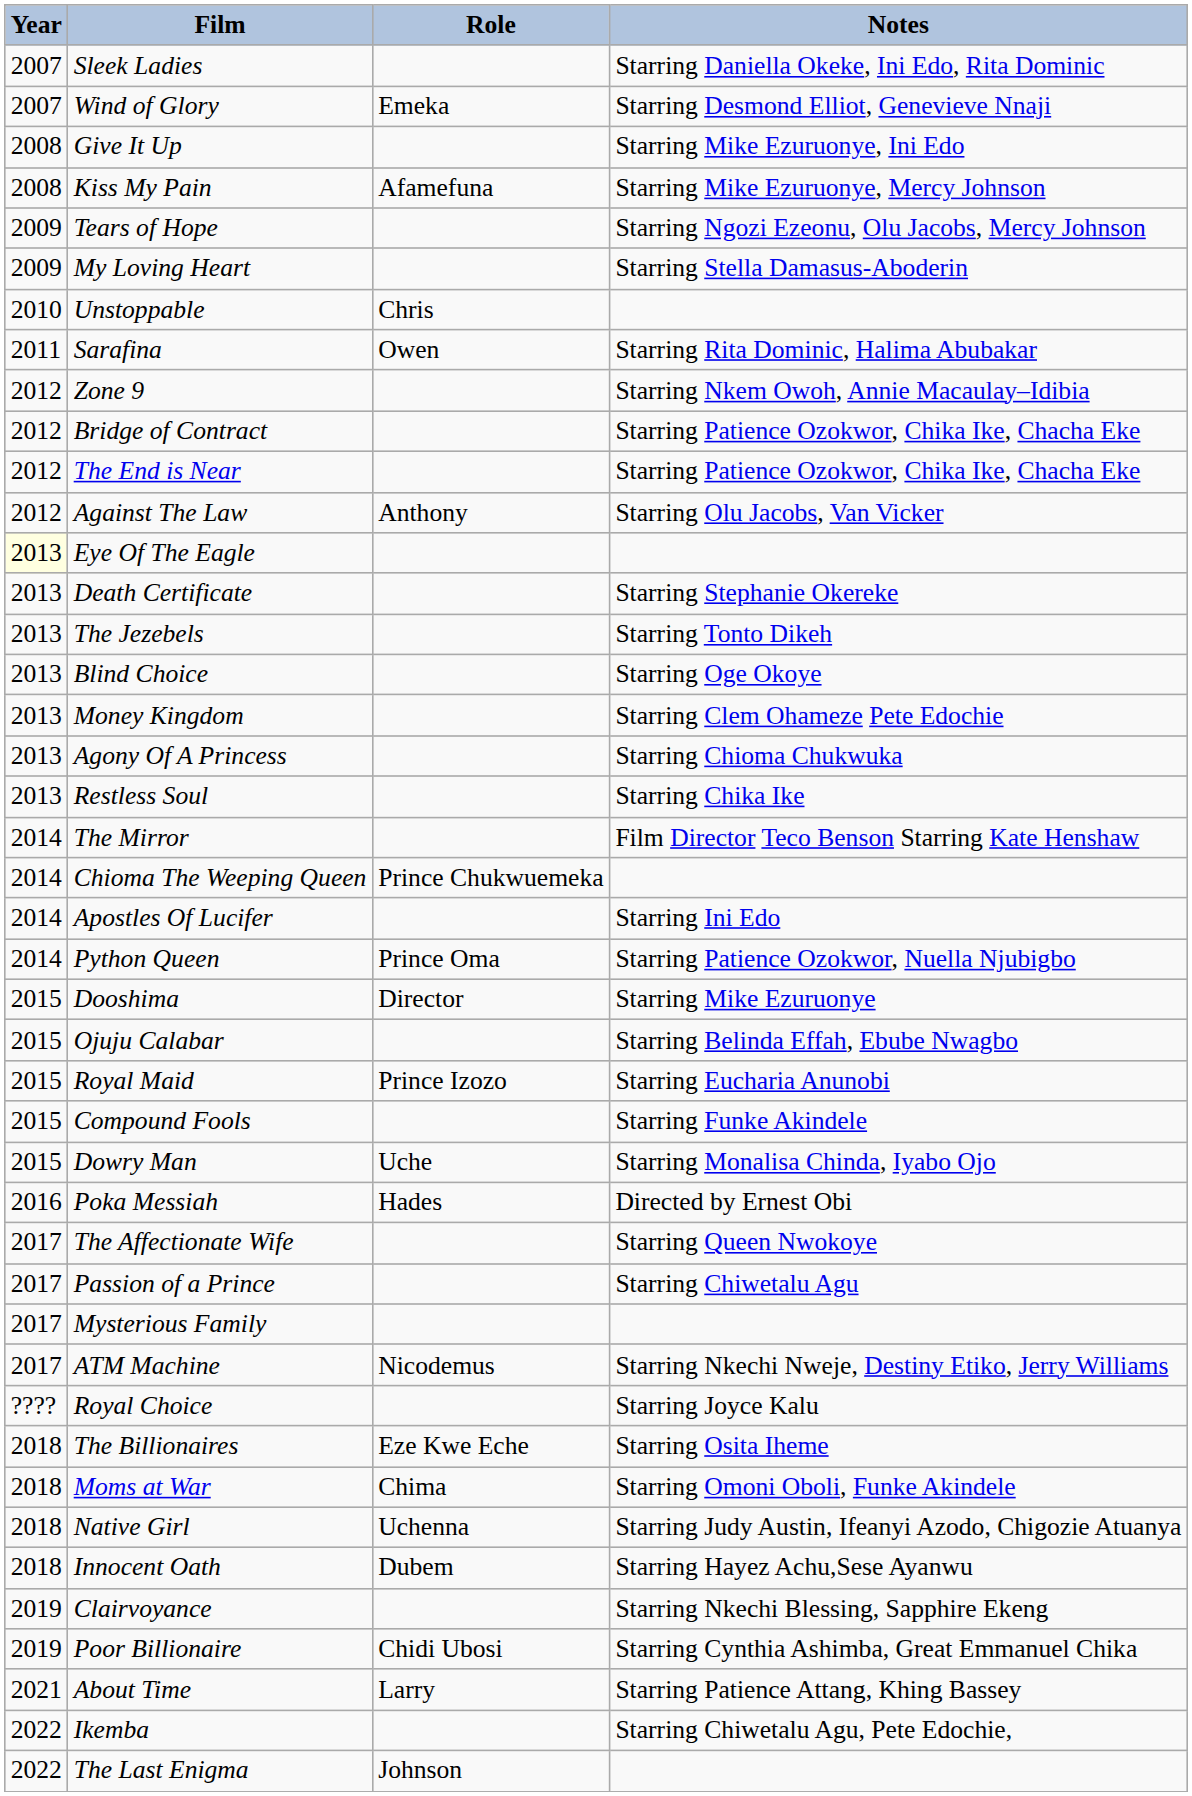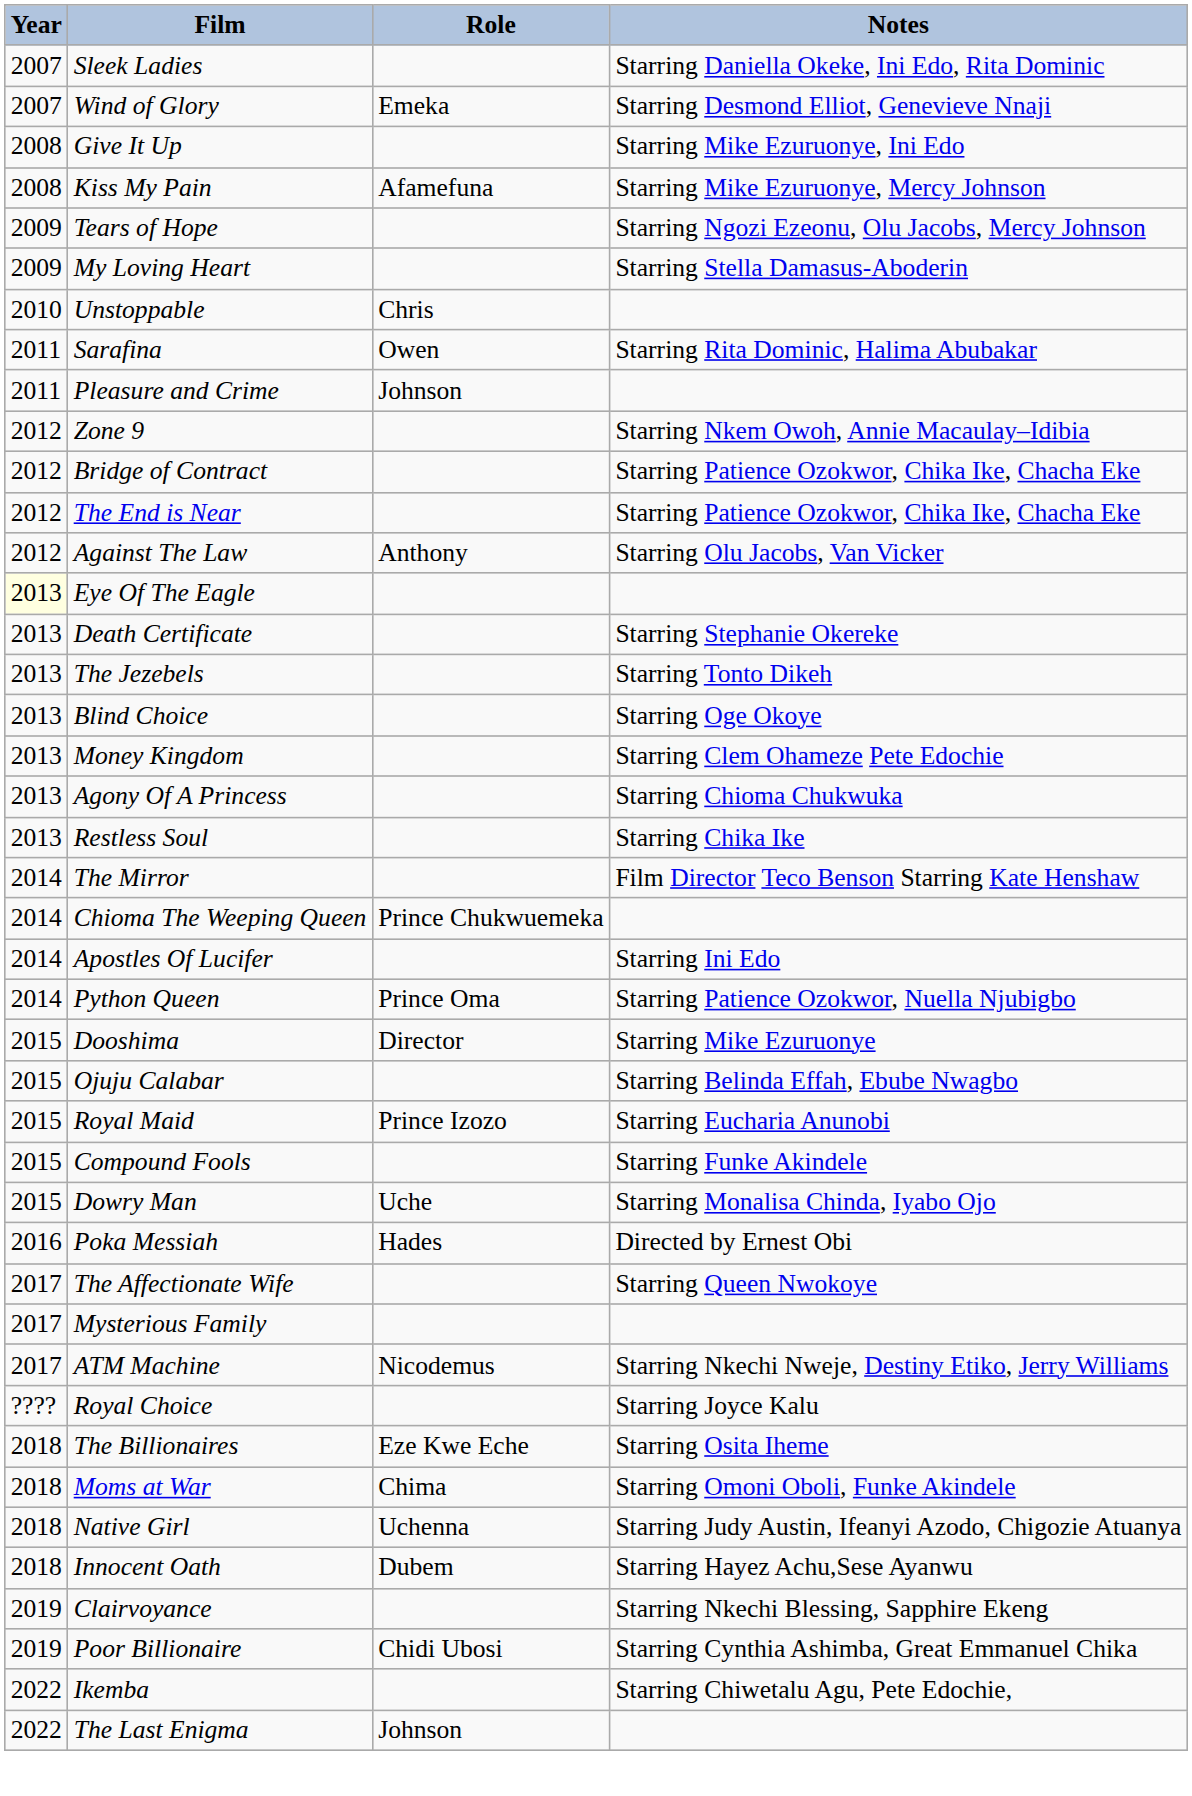+ row: (176, 390)
- row: (174, 1283)
- row: (132, 1689)
